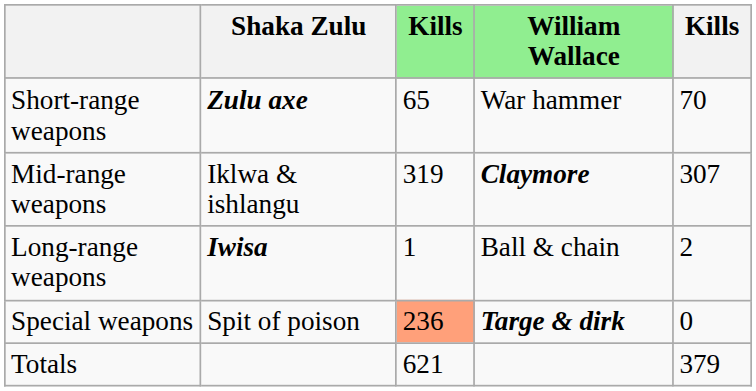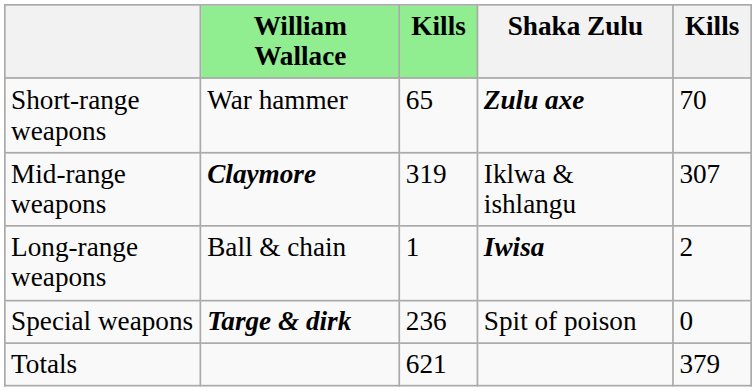columns swapped: (574, 41) <-> (299, 26)
(423, 321) lightsalmon background -> (426, 321) no background
